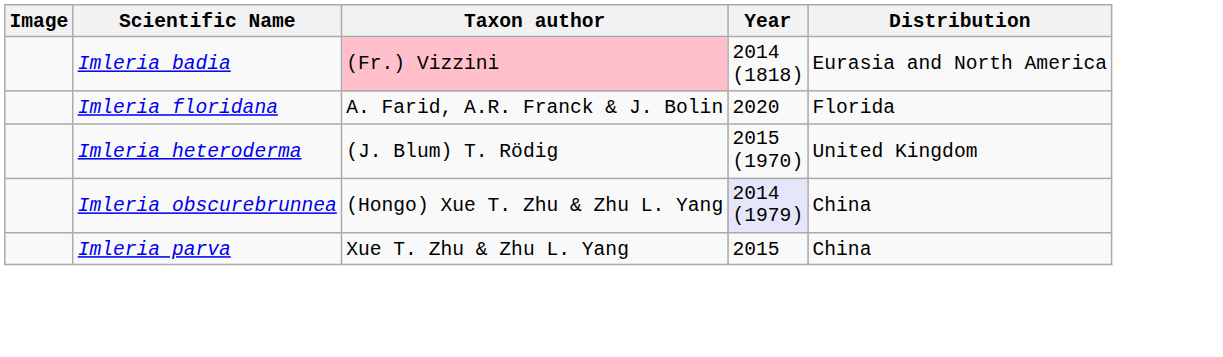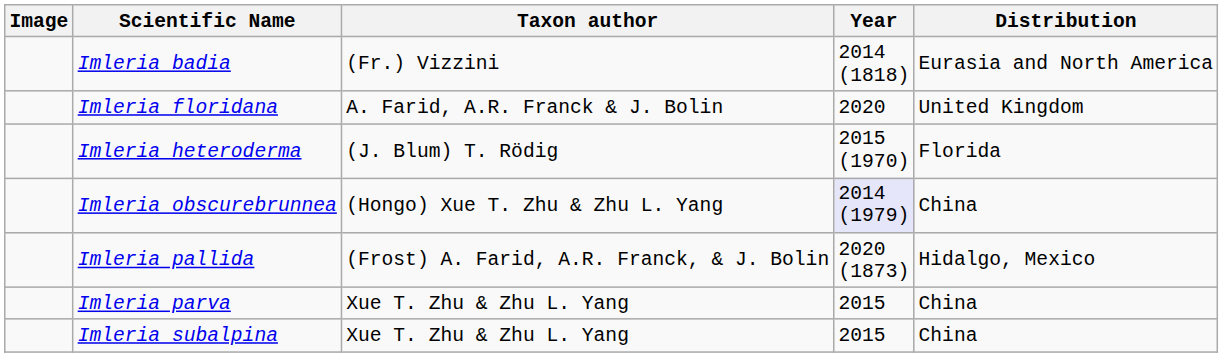(423, 64) pink background -> (423, 64) no background
(854, 107) Florida -> (1001, 107) United Kingdom
(895, 151) United Kingdom -> (960, 151) Florida
+ row: (166, 260)
+ row: (178, 335)
